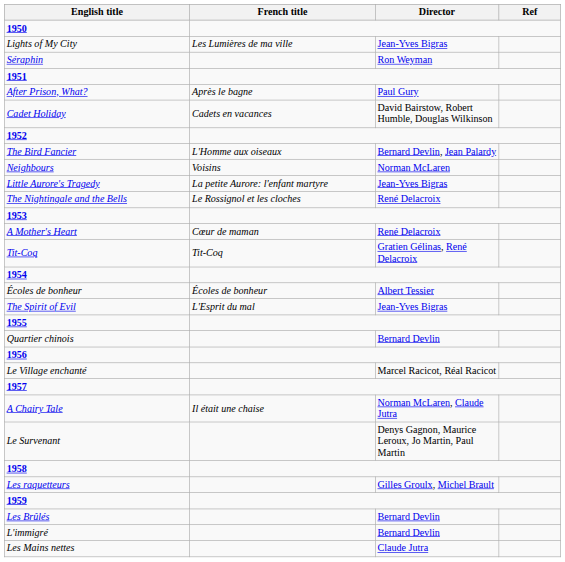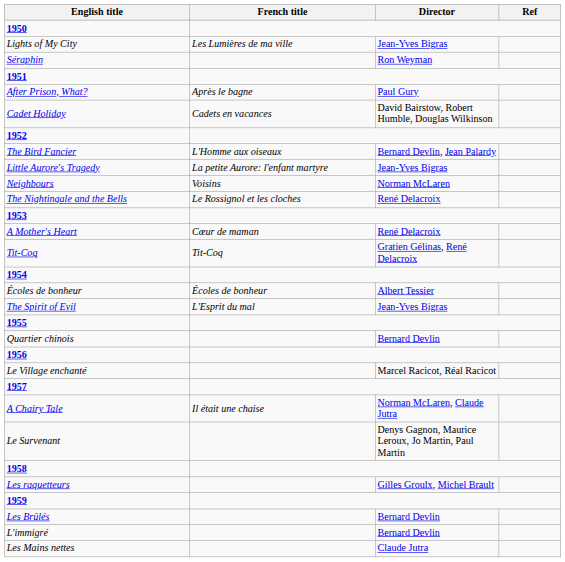rows swapped: (53, 183) <-> (30, 167)
